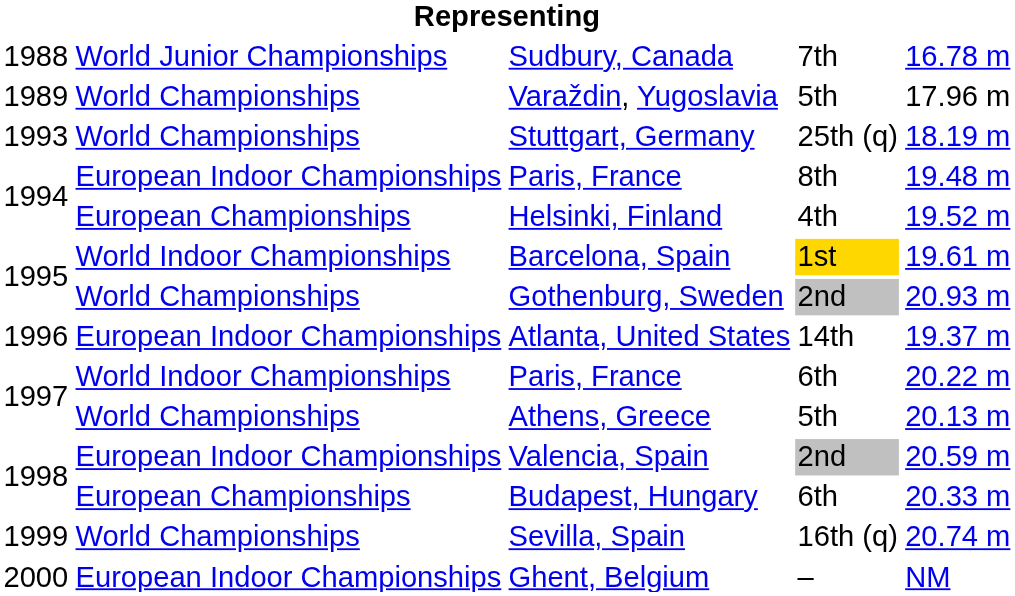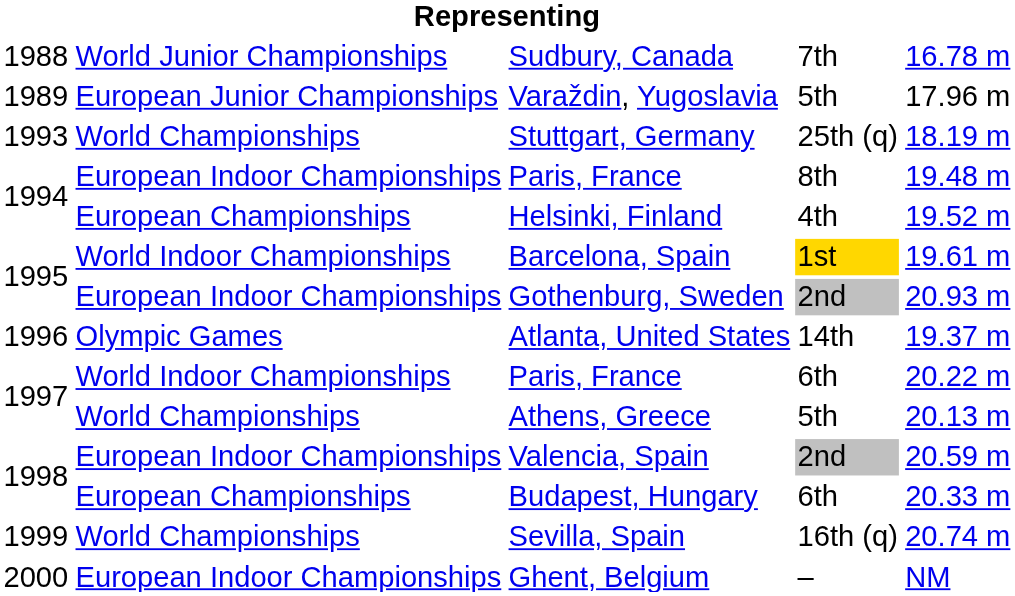(218, 96) World Championships -> (287, 96) European Junior Championships
(218, 296) World Championships -> (288, 296) European Indoor Championships
(288, 336) European Indoor Championships -> (179, 336) Olympic Games
